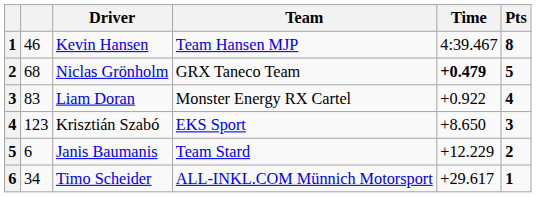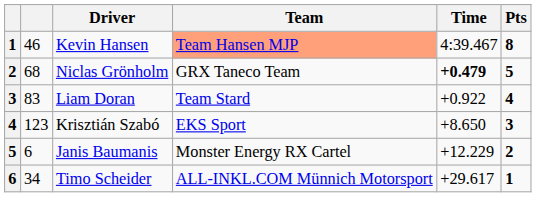(237, 44) no background -> (237, 44) lightsalmon background
(264, 98) Monster Energy RX Cartel -> (213, 98) Team Stard
(213, 152) Team Stard -> (264, 152) Monster Energy RX Cartel
